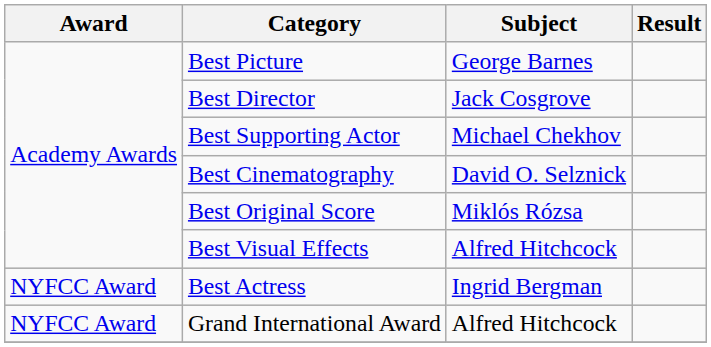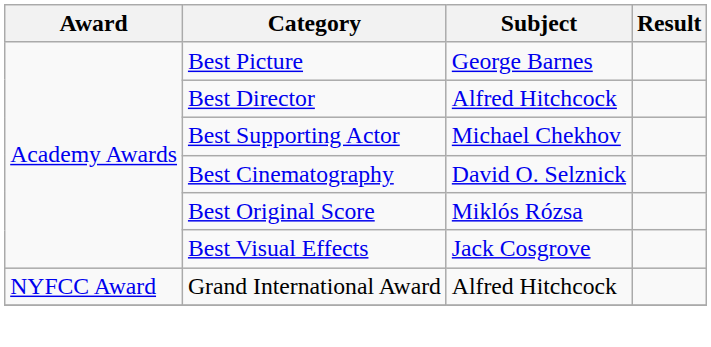(521, 98) Jack Cosgrove -> (534, 98) Alfred Hitchcock
(534, 248) Alfred Hitchcock -> (521, 248) Jack Cosgrove
- row: (247, 286)
